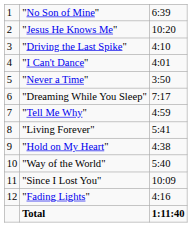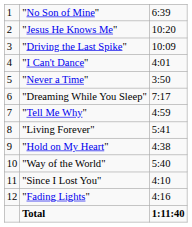(161, 46) 4:10 -> (164, 46) 10:09
(164, 180) 10:09 -> (161, 180) 4:10
